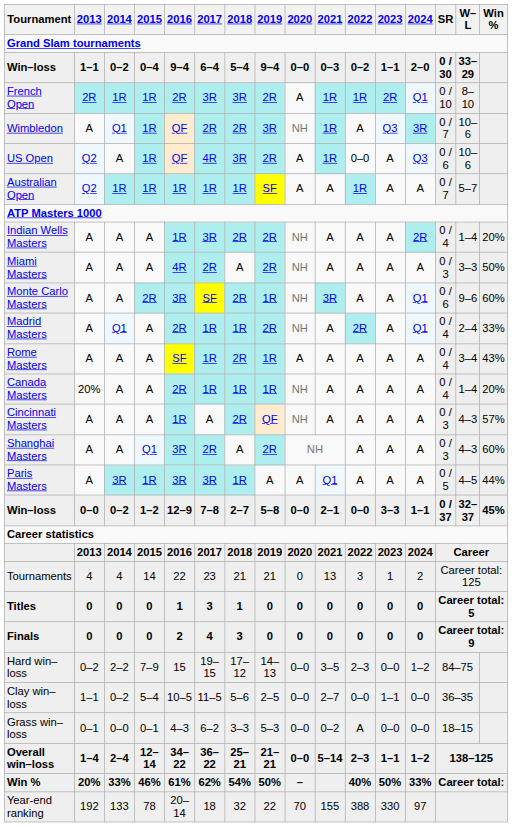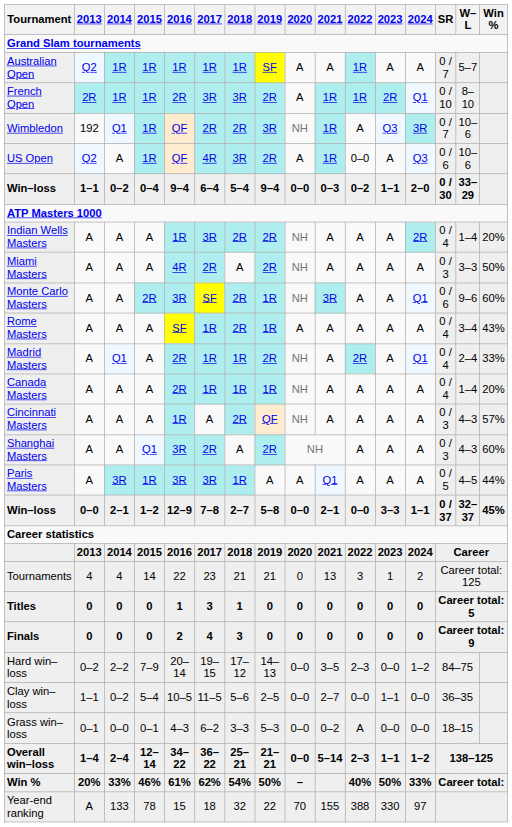rows swapped: (32, 189) <-> (31, 67)
(89, 128) A -> (89, 128) 192
rows swapped: (27, 328) <-> (27, 358)
(89, 389) 20% -> (89, 389) A
(119, 510) 0–2 -> (119, 510) 2–1
(180, 667) 15 -> (180, 667) 20–14
(89, 806) 192 -> (89, 806) A
(180, 806) 20–14 -> (180, 806) 15
